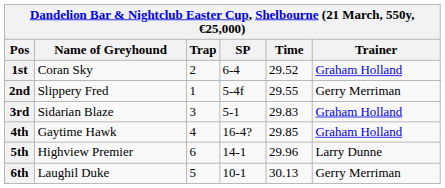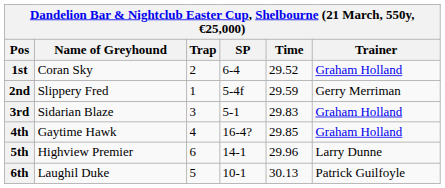(284, 91) 29.55 -> (284, 91) 29.59
(358, 173) Gerry Merriman -> (360, 173) Patrick Guilfoyle
